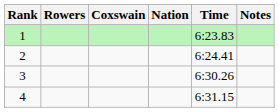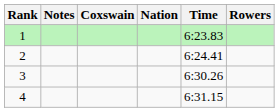columns swapped: (65, 14) <-> (255, 14)
